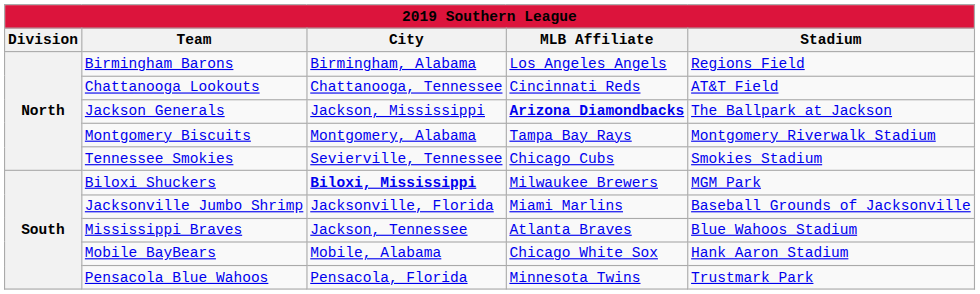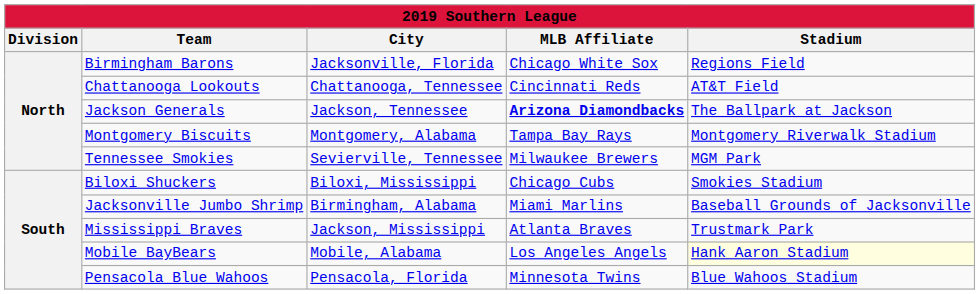(393, 64) Birmingham, Alabama -> (402, 64) Jacksonville, Florida
(588, 64) Los Angeles Angels -> (584, 64) Chicago White Sox
(398, 111) Jackson, Mississippi -> (389, 111) Jackson, Tennessee
(562, 159) Chicago Cubs -> (584, 159) Milwaukee Brewers
(757, 159) Smokies Stadium -> (726, 159) MGM Park
(393, 183) bold -> (393, 183) normal
(584, 183) Milwaukee Brewers -> (562, 183) Chicago Cubs
(726, 183) MGM Park -> (757, 183) Smokies Stadium
(402, 206) Jacksonville, Florida -> (393, 206) Birmingham, Alabama
(389, 230) Jackson, Tennessee -> (398, 230) Jackson, Mississippi
(774, 230) Blue Wahoos Stadium -> (752, 230) Trustmark Park
(584, 254) Chicago White Sox -> (588, 254) Los Angeles Angels
(770, 254) no background -> (770, 254) lightyellow background
(752, 277) Trustmark Park -> (774, 277) Blue Wahoos Stadium
